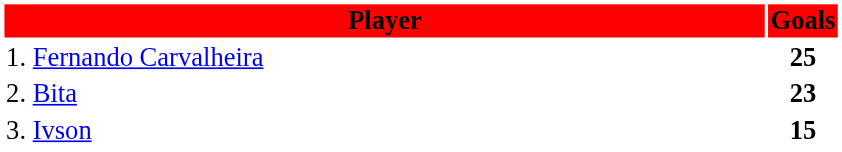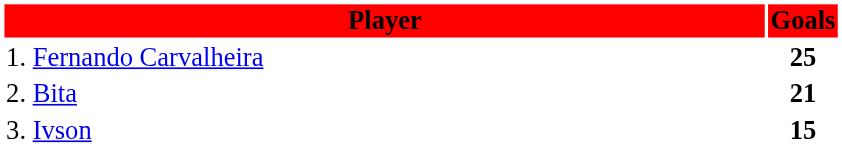(803, 93) 23 -> (803, 93) 21
